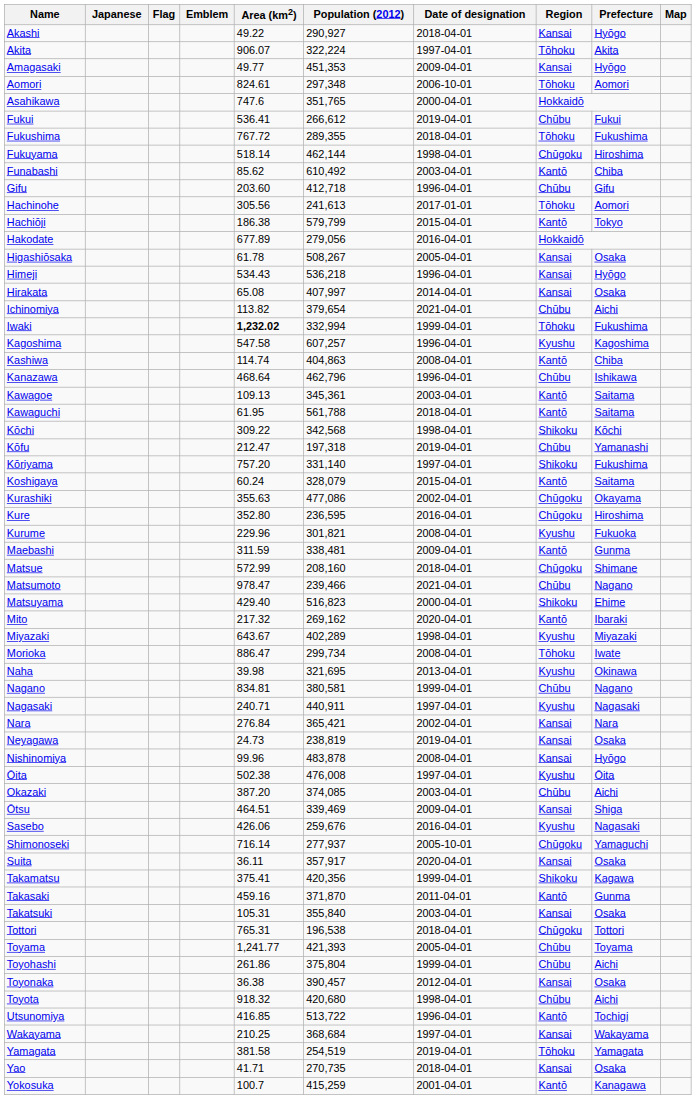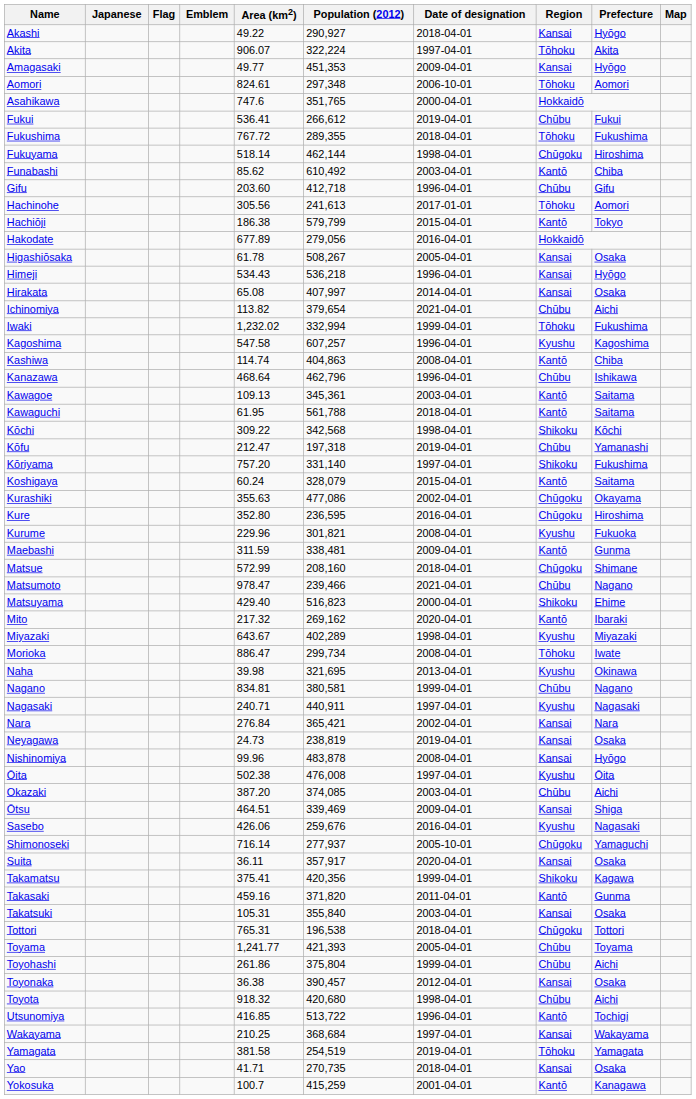(258, 326) bold -> (258, 326) normal
(326, 896) 371,870 -> (326, 896) 371,820
